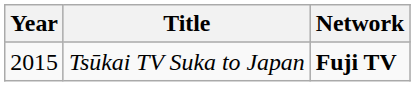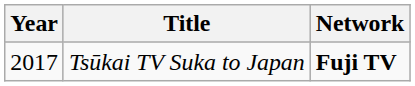(34, 61) 2015 -> (34, 61) 2017
